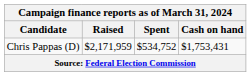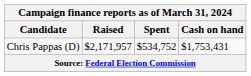(108, 46) $2,171,959 -> (108, 46) $2,171,957
